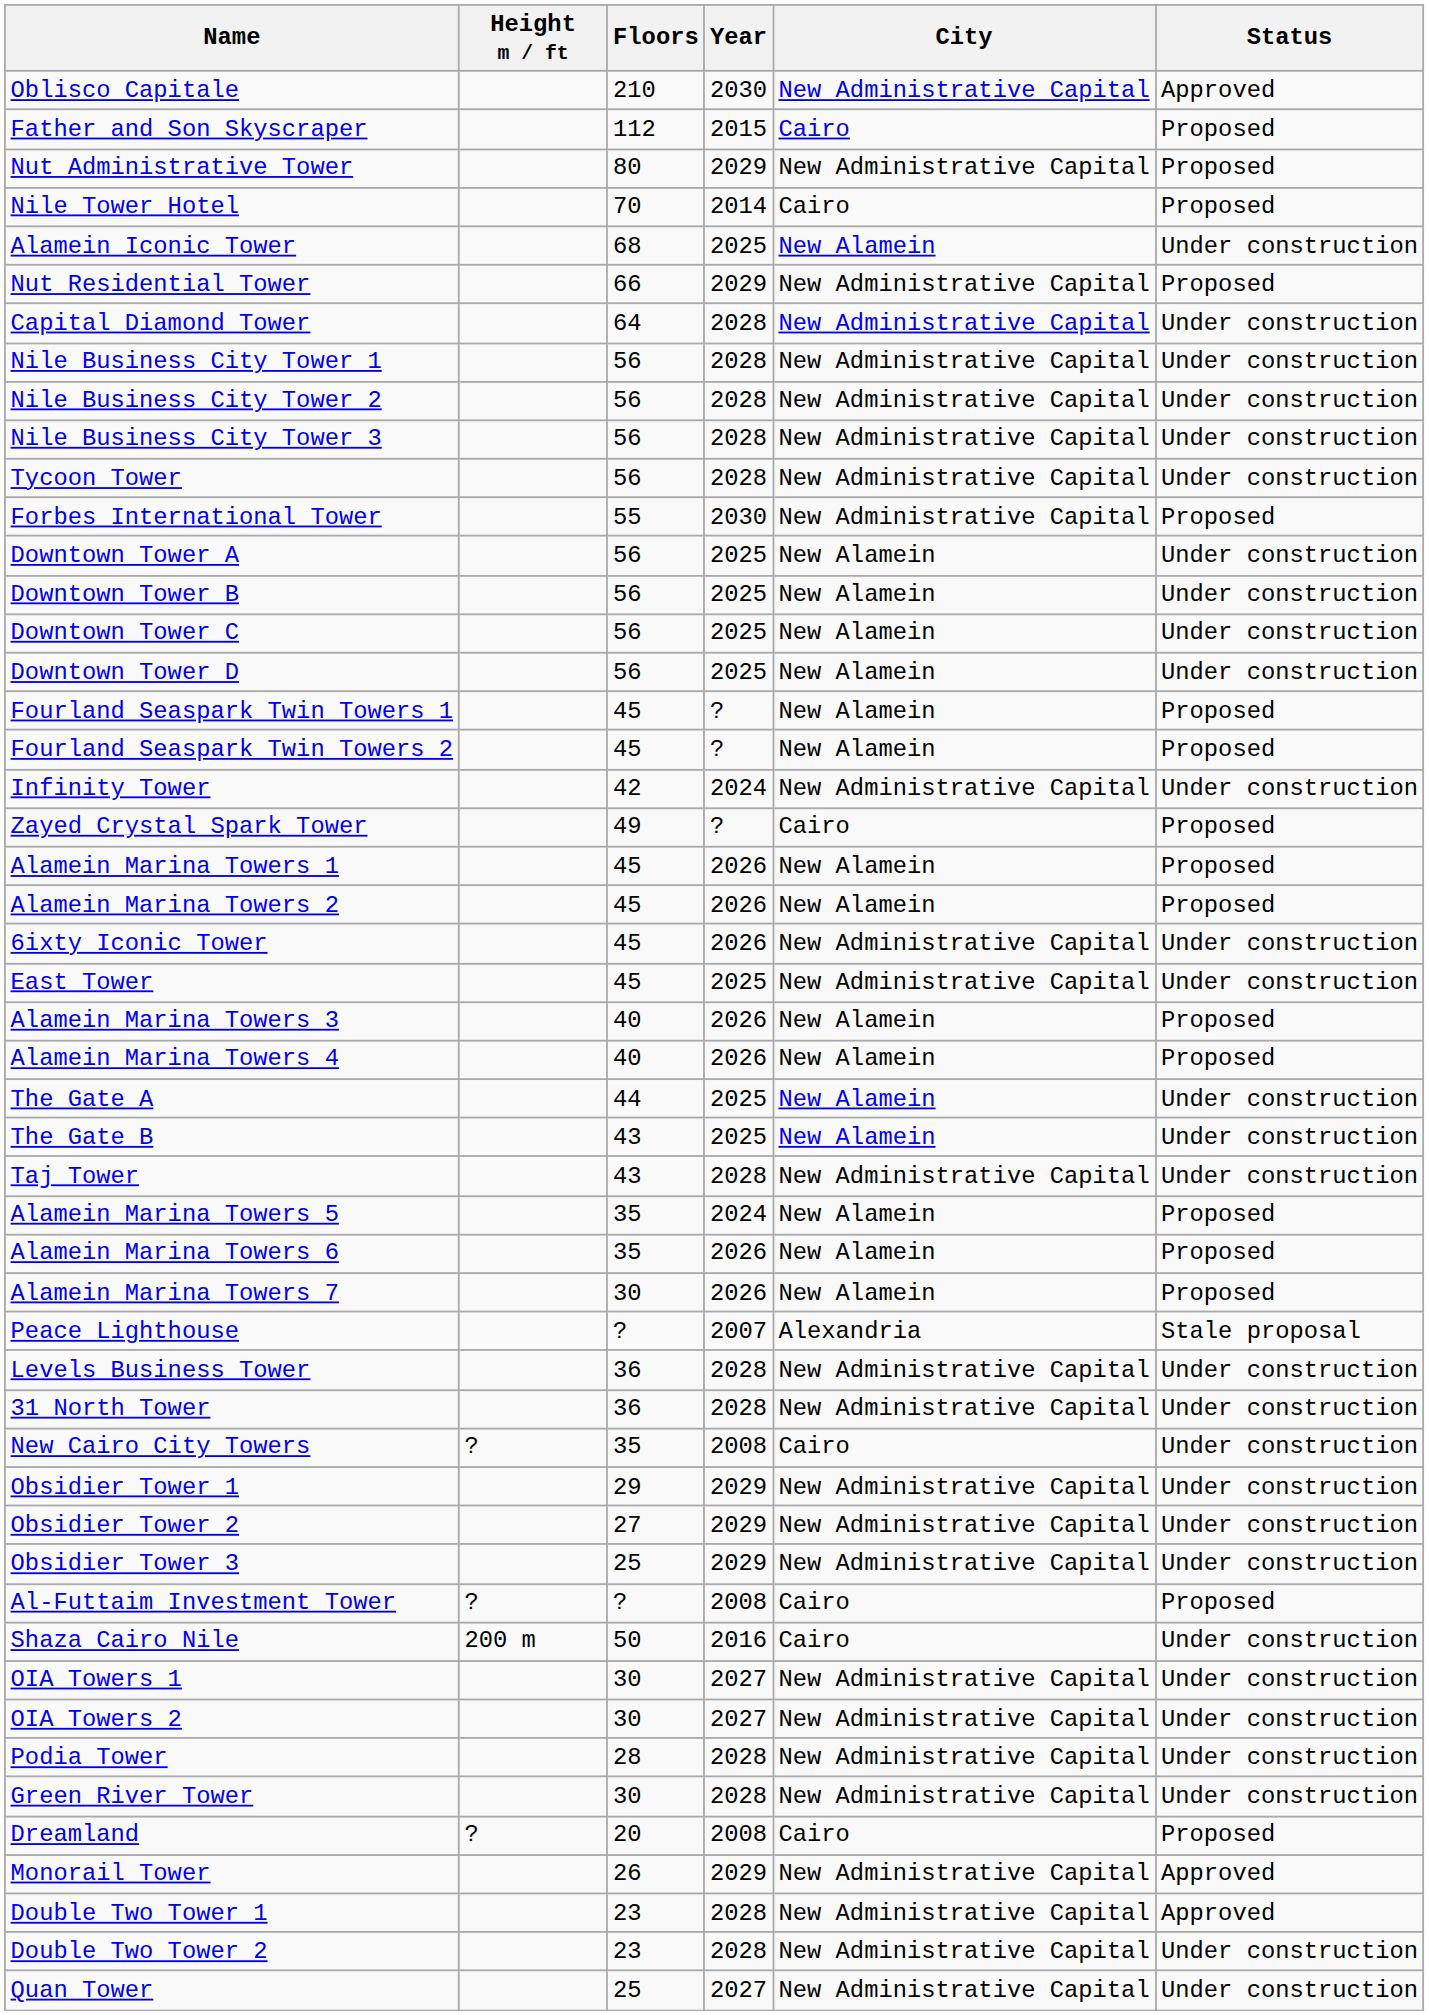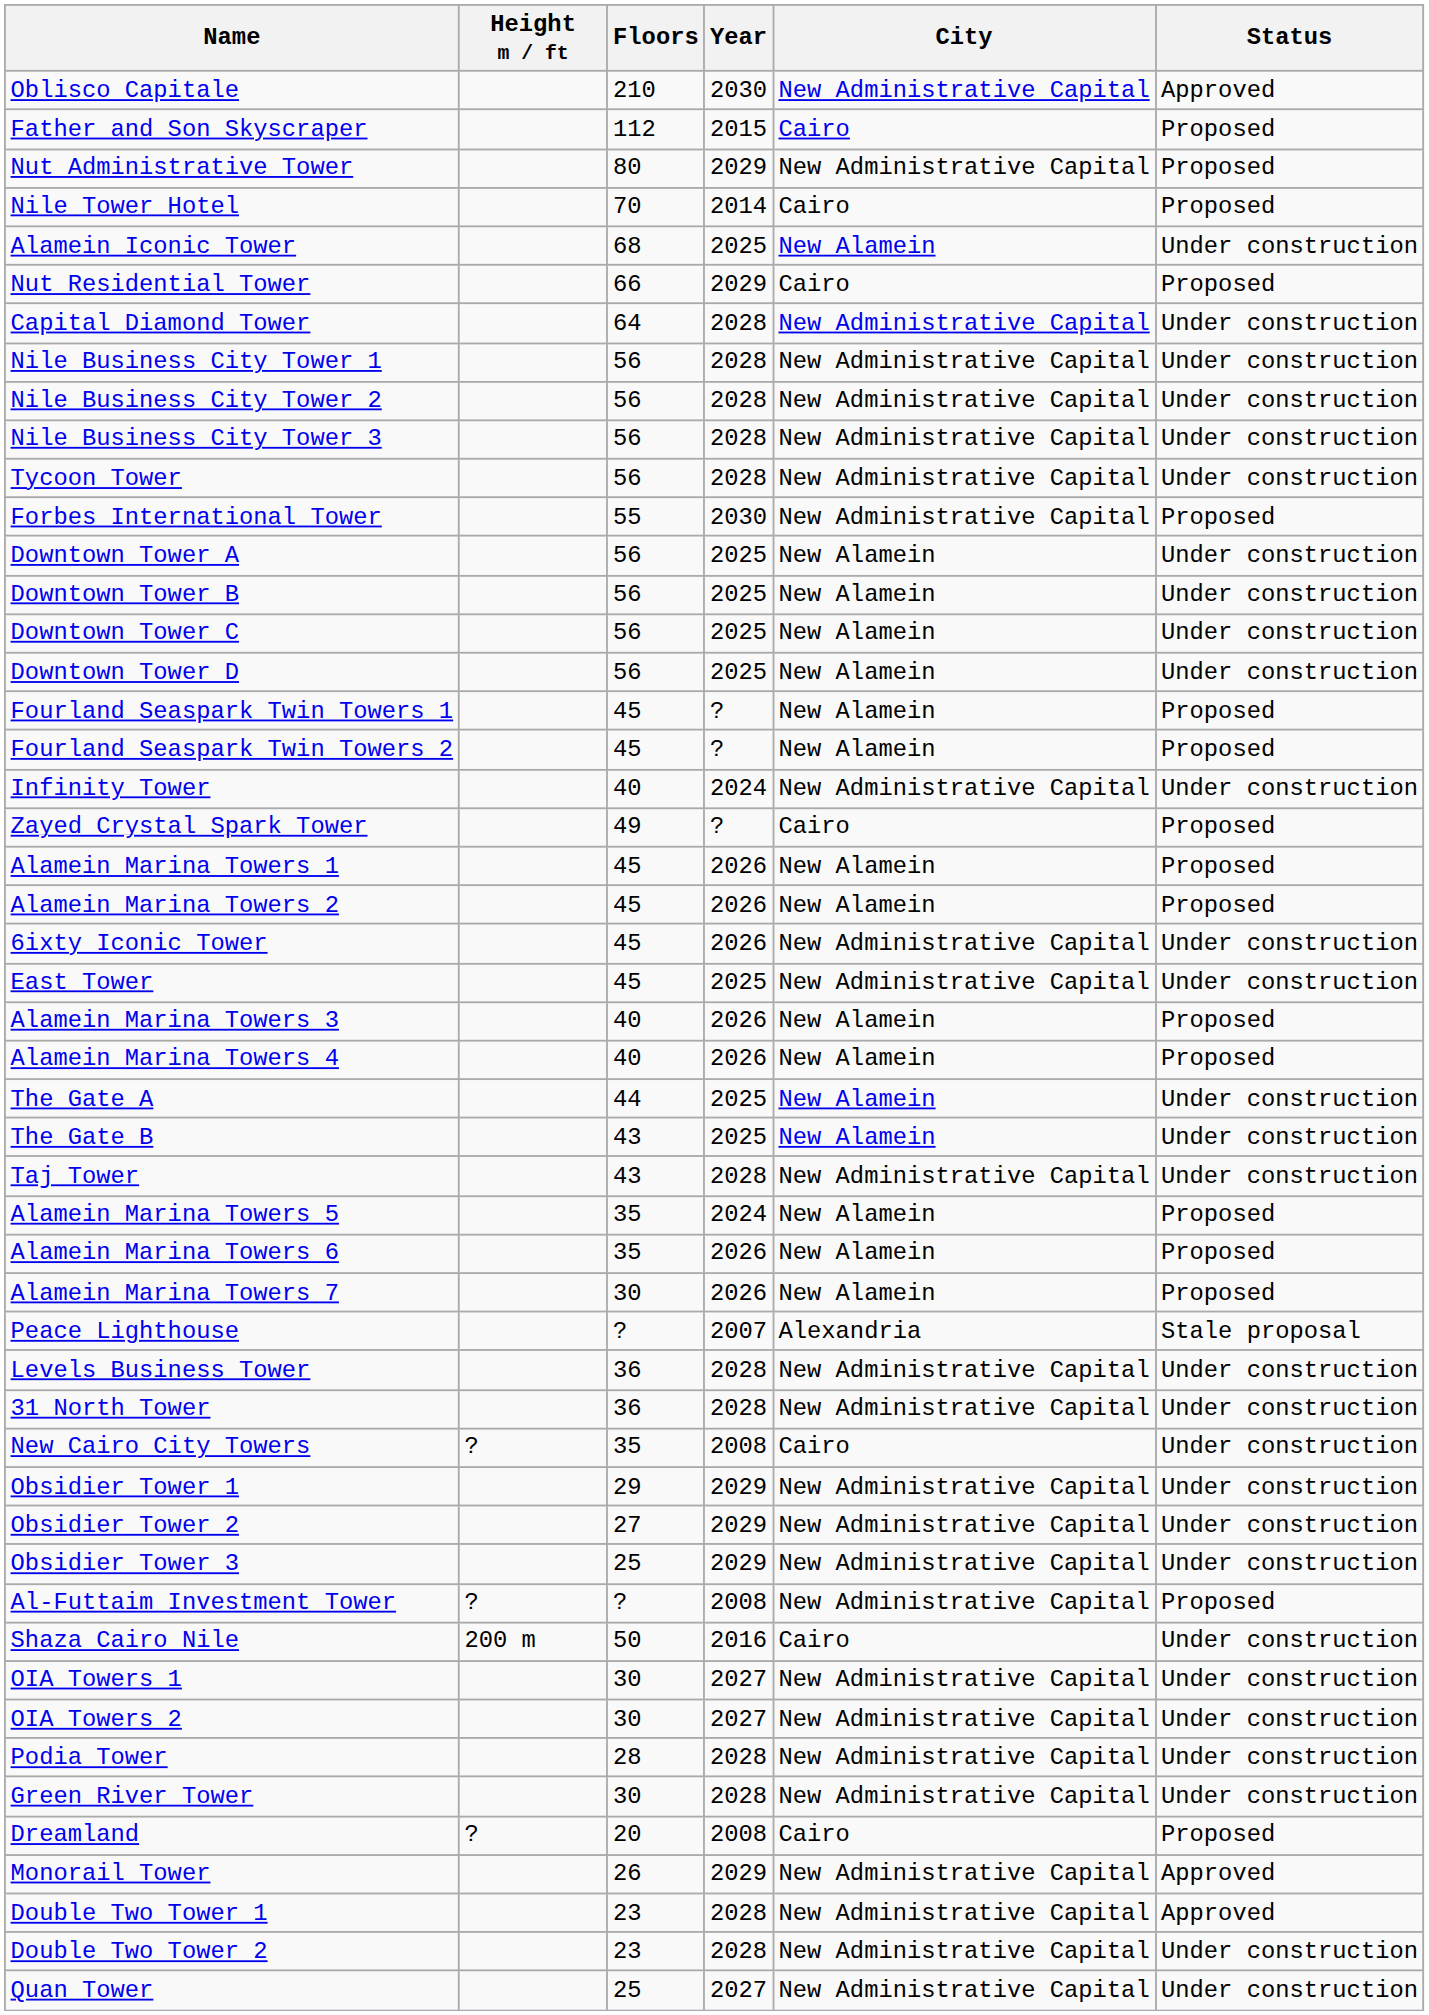(964, 284) New Administrative Capital -> (814, 284) Cairo
(627, 788) 42 -> (627, 788) 40
(814, 1603) Cairo -> (964, 1603) New Administrative Capital
